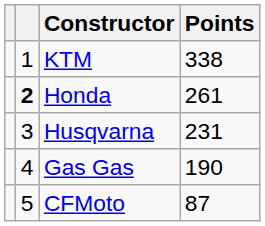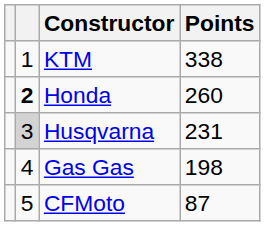(204, 95) 261 -> (204, 95) 260
(27, 131) no background -> (27, 131) lightgrey background
(204, 167) 190 -> (204, 167) 198
